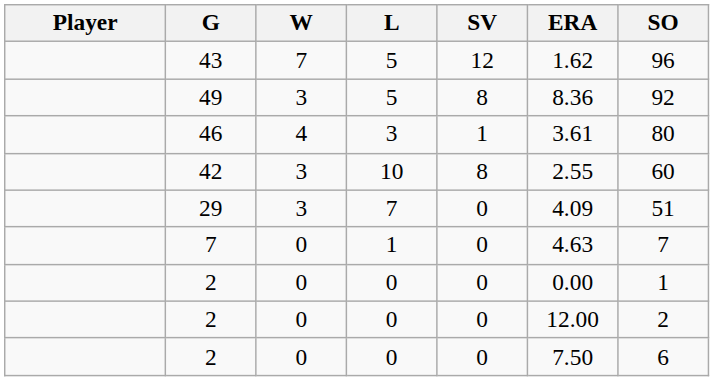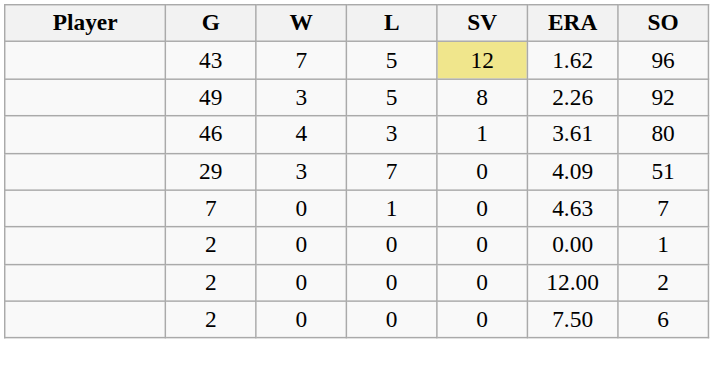(482, 60) no background -> (482, 60) khaki background
(573, 97) 8.36 -> (573, 97) 2.26
- row: (211, 171)
